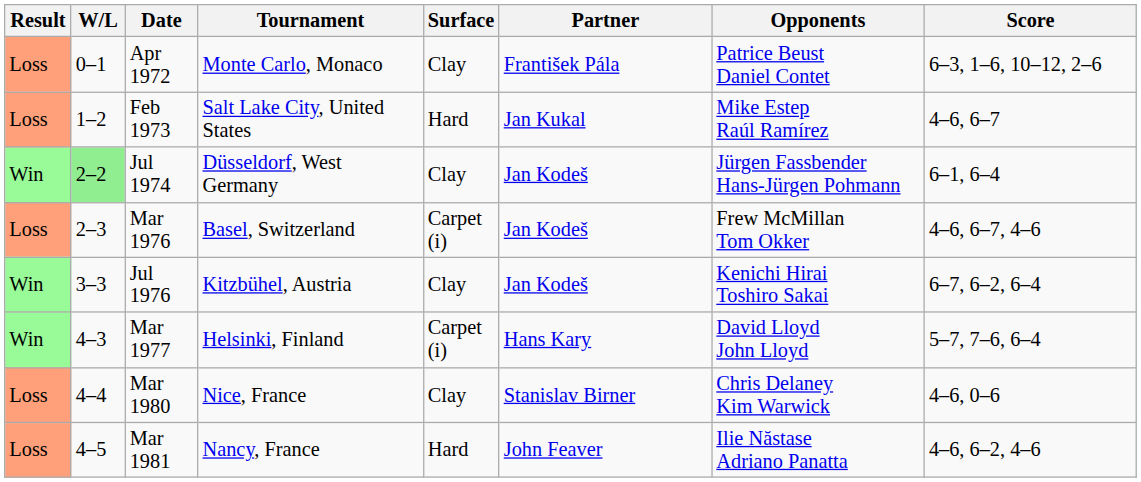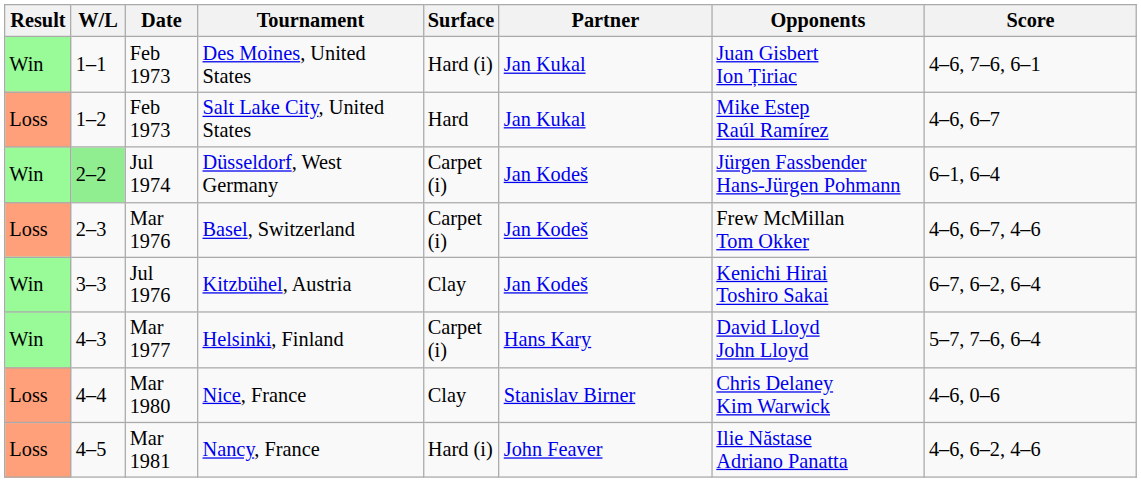- row: (293, 64)
+ row: (284, 64)
(447, 174) Clay -> (455, 174) Carpet (i)
(448, 449) Hard -> (460, 449) Hard (i)
